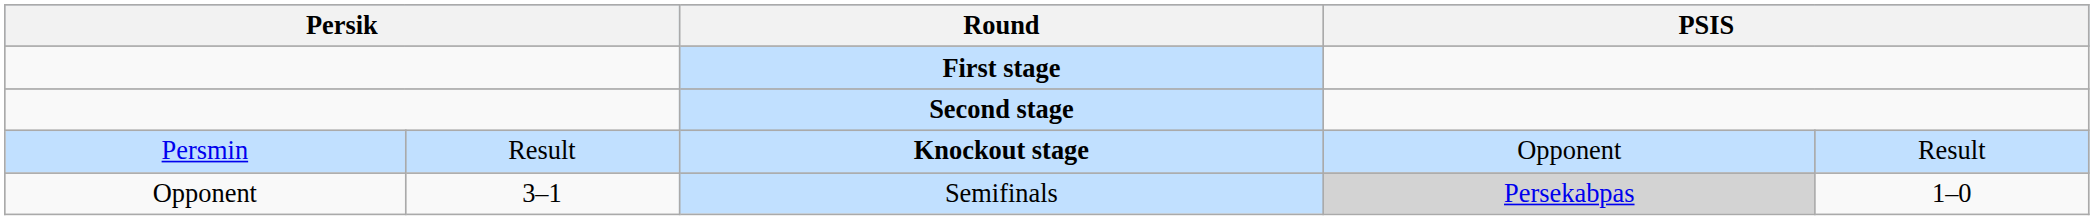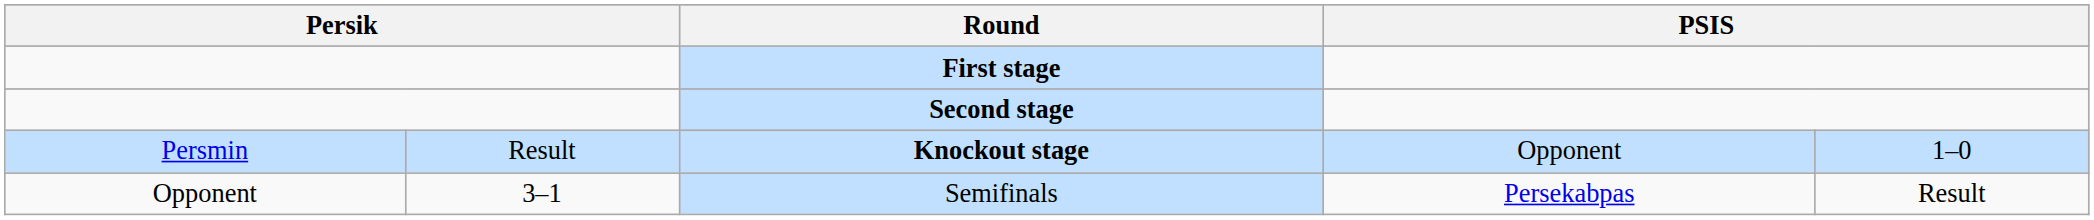(1952, 151) Result -> (1952, 151) 1–0
(1569, 192) lightgrey background -> (1569, 192) no background
(1952, 192) 1–0 -> (1952, 192) Result
